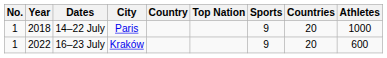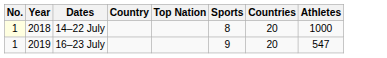- column: (127, 12)
(15, 28) no background -> (15, 28) lightyellow background
(266, 28) 9 -> (227, 28) 8
(39, 45) 2022 -> (39, 45) 2019
(360, 45) 600 -> (321, 45) 547
